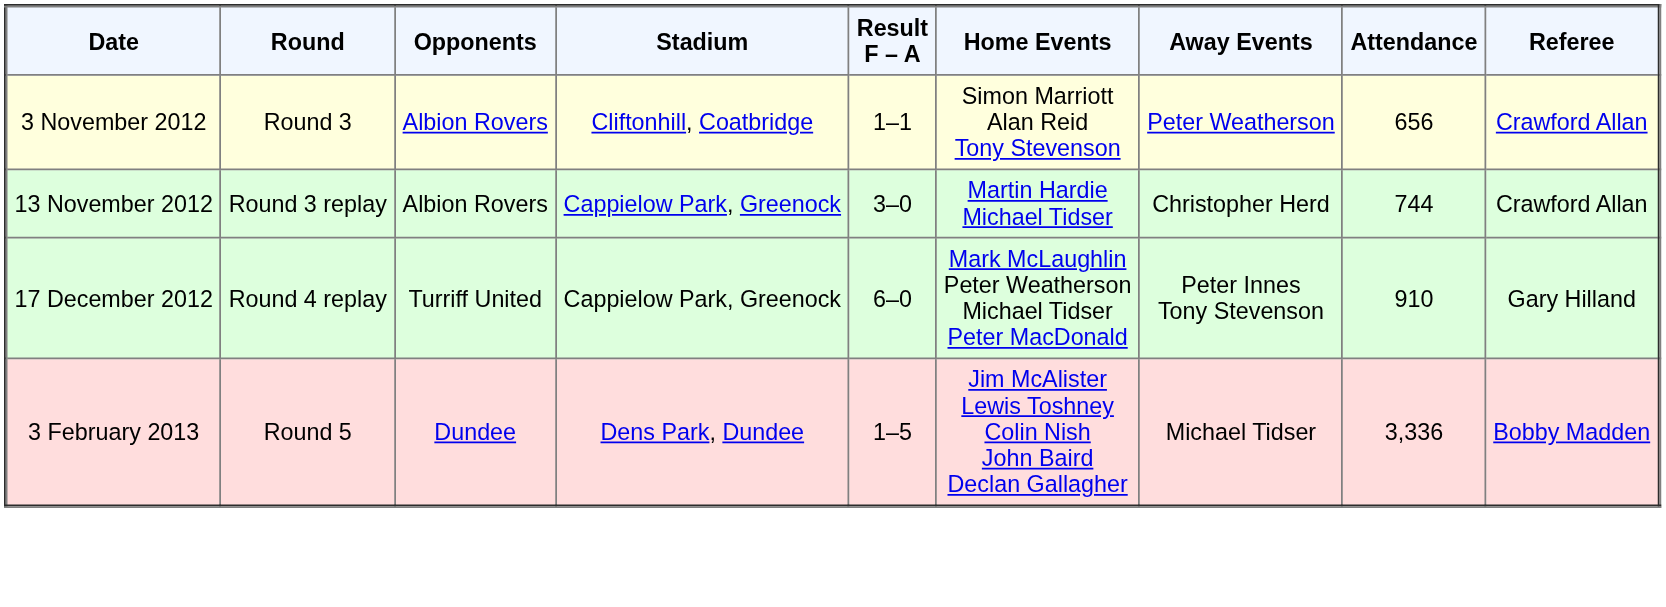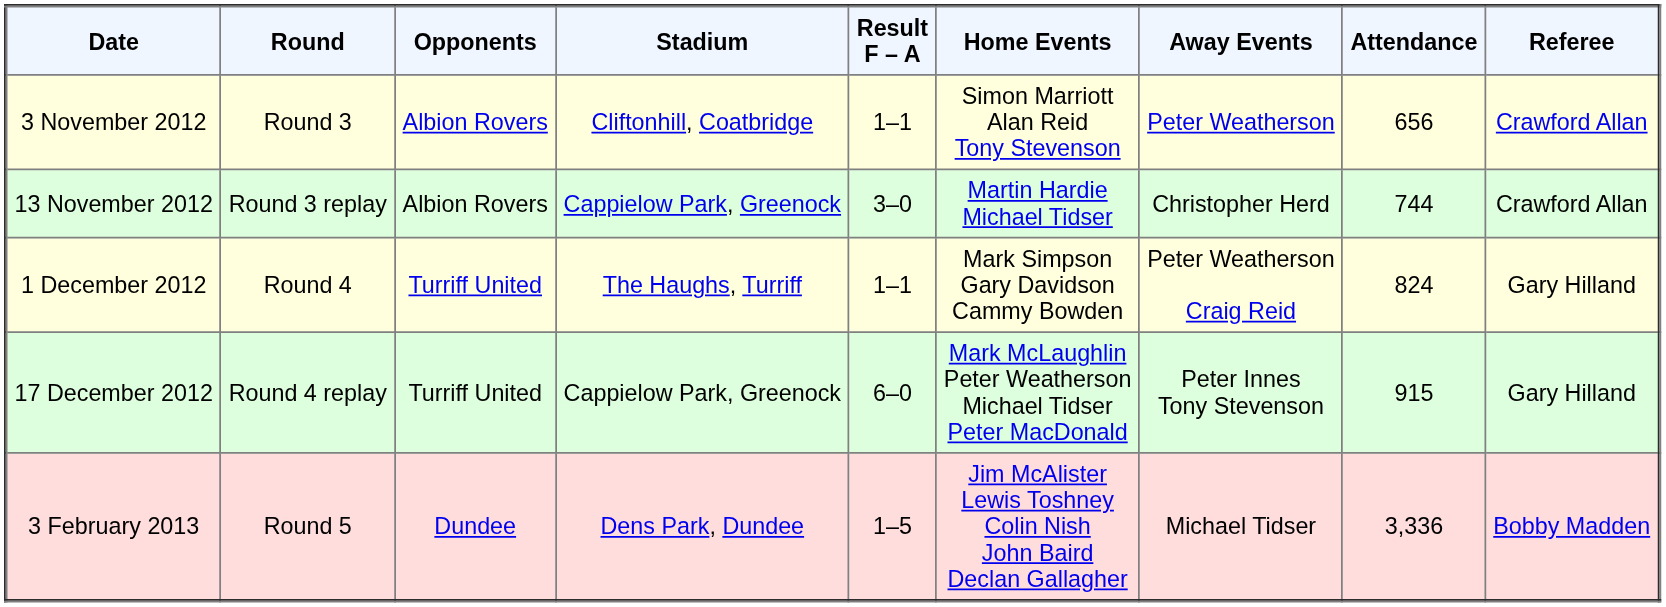+ row: (114, 285)
(1414, 298) 910 -> (1414, 392) 915
